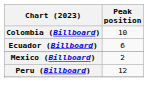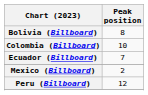+ row: (53, 32)
(123, 45) 6 -> (123, 58) 7
